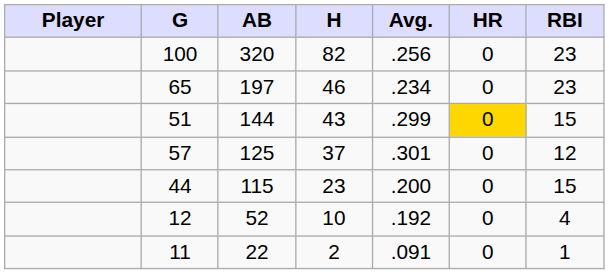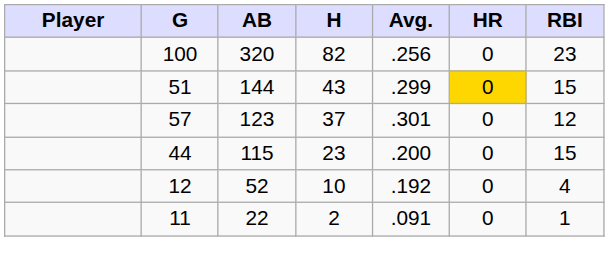- row: (180, 86)
(257, 152) 125 -> (257, 119) 123
